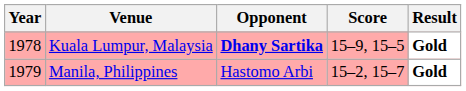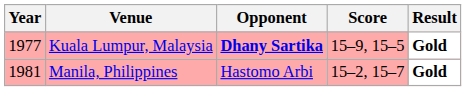(25, 45) 1978 -> (25, 45) 1977
(25, 72) 1979 -> (25, 72) 1981
